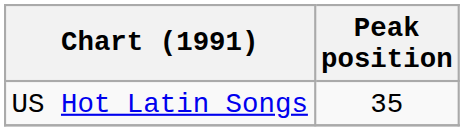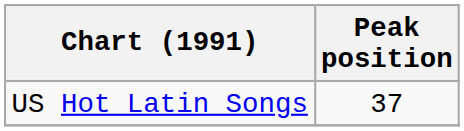(387, 104) 35 -> (387, 104) 37
